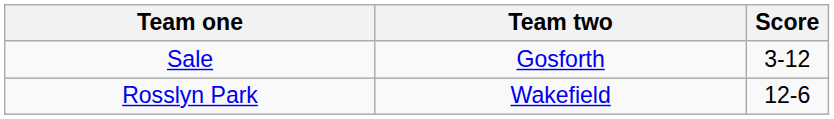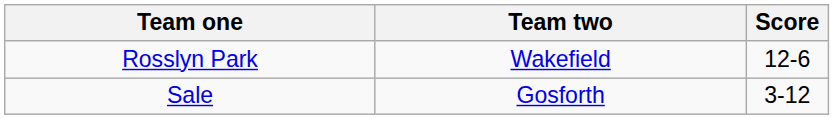rows swapped: (190, 59) <-> (190, 95)
